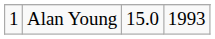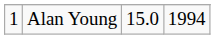(187, 19) 1993 -> (187, 19) 1994
